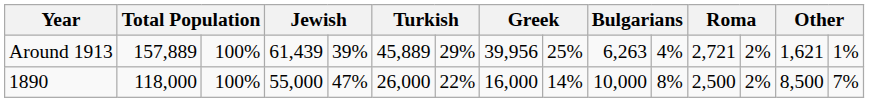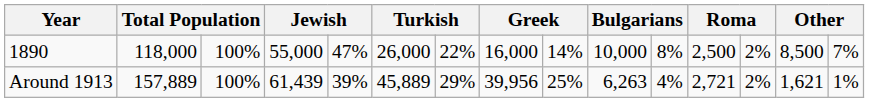rows swapped: (29, 81) <-> (61, 50)
